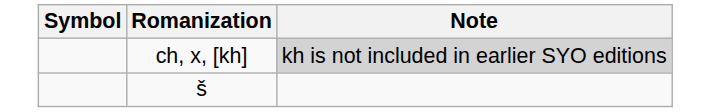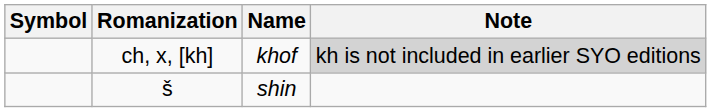+ column: (277, 21)
